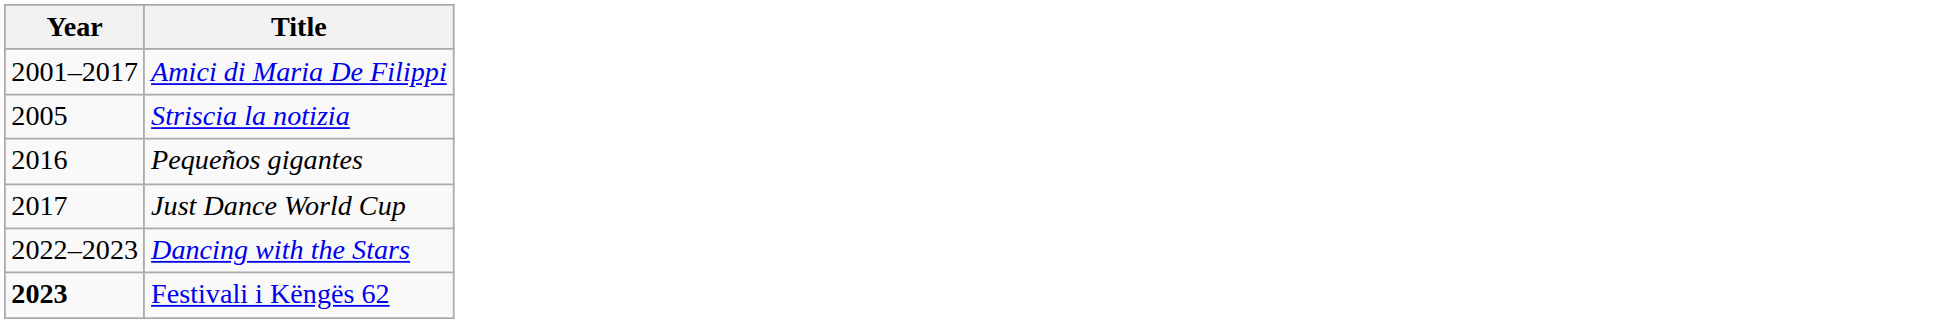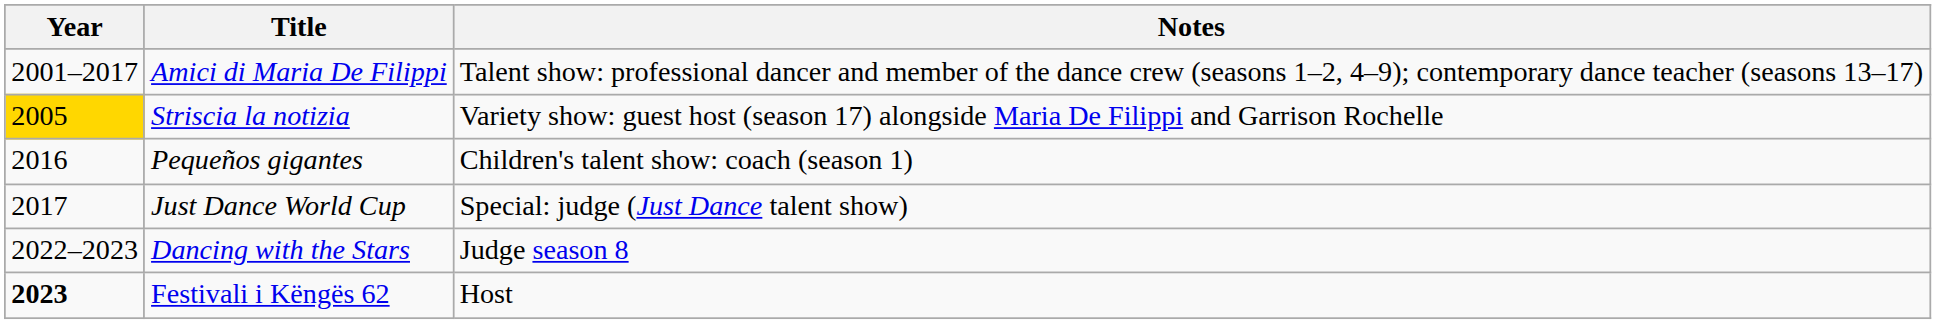+ column: (1191, 26)
(40, 116) no background -> (40, 116) gold background
